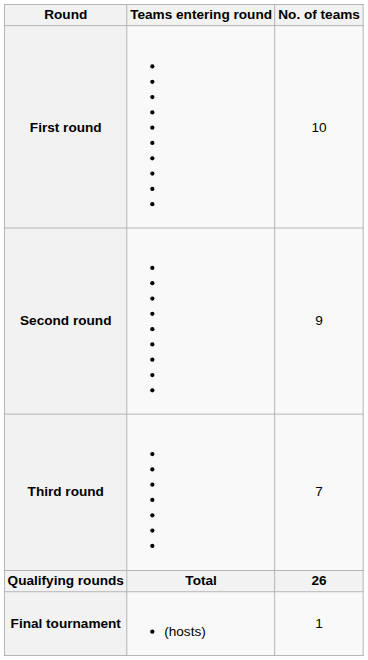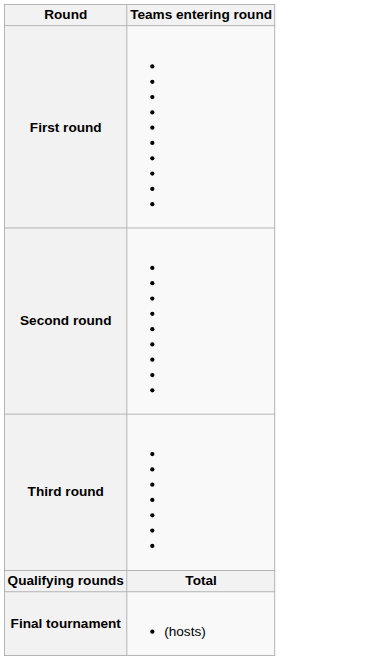- column: (319, 15)
